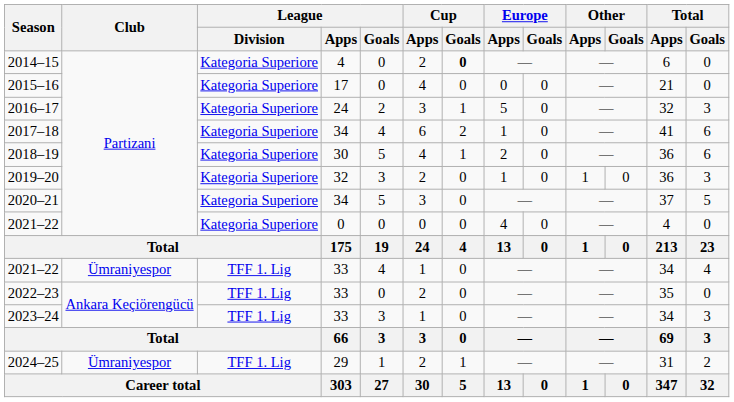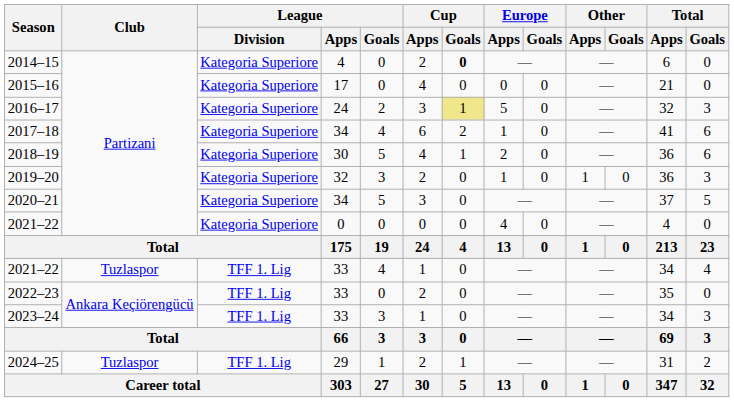(463, 108) no background -> (463, 108) khaki background
(130, 270) Ümraniyespor -> (130, 270) Tuzlaspor
(130, 362) Ümraniyespor -> (130, 362) Tuzlaspor
